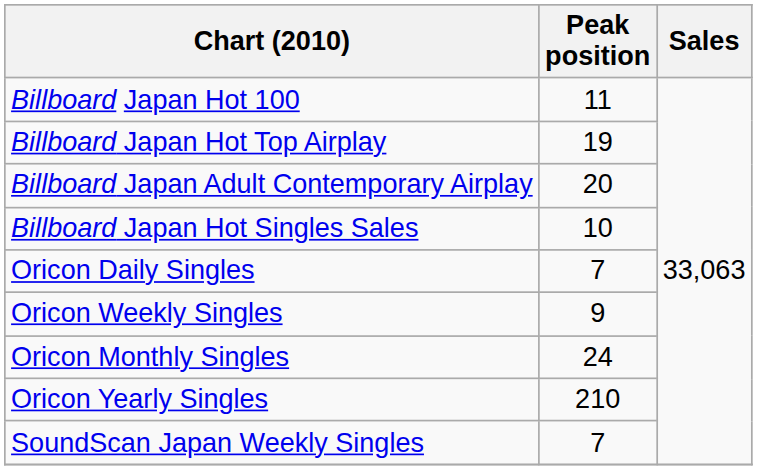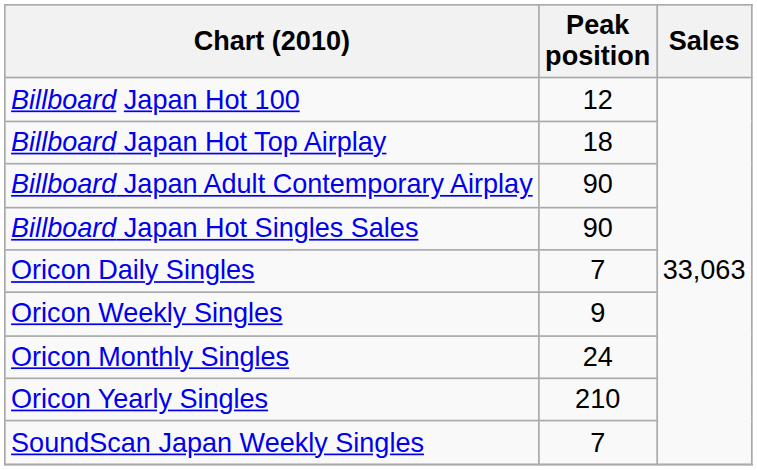(598, 99) 11 -> (598, 99) 12
(598, 142) 19 -> (598, 142) 18
(598, 185) 20 -> (598, 185) 90
(598, 227) 10 -> (598, 227) 90
